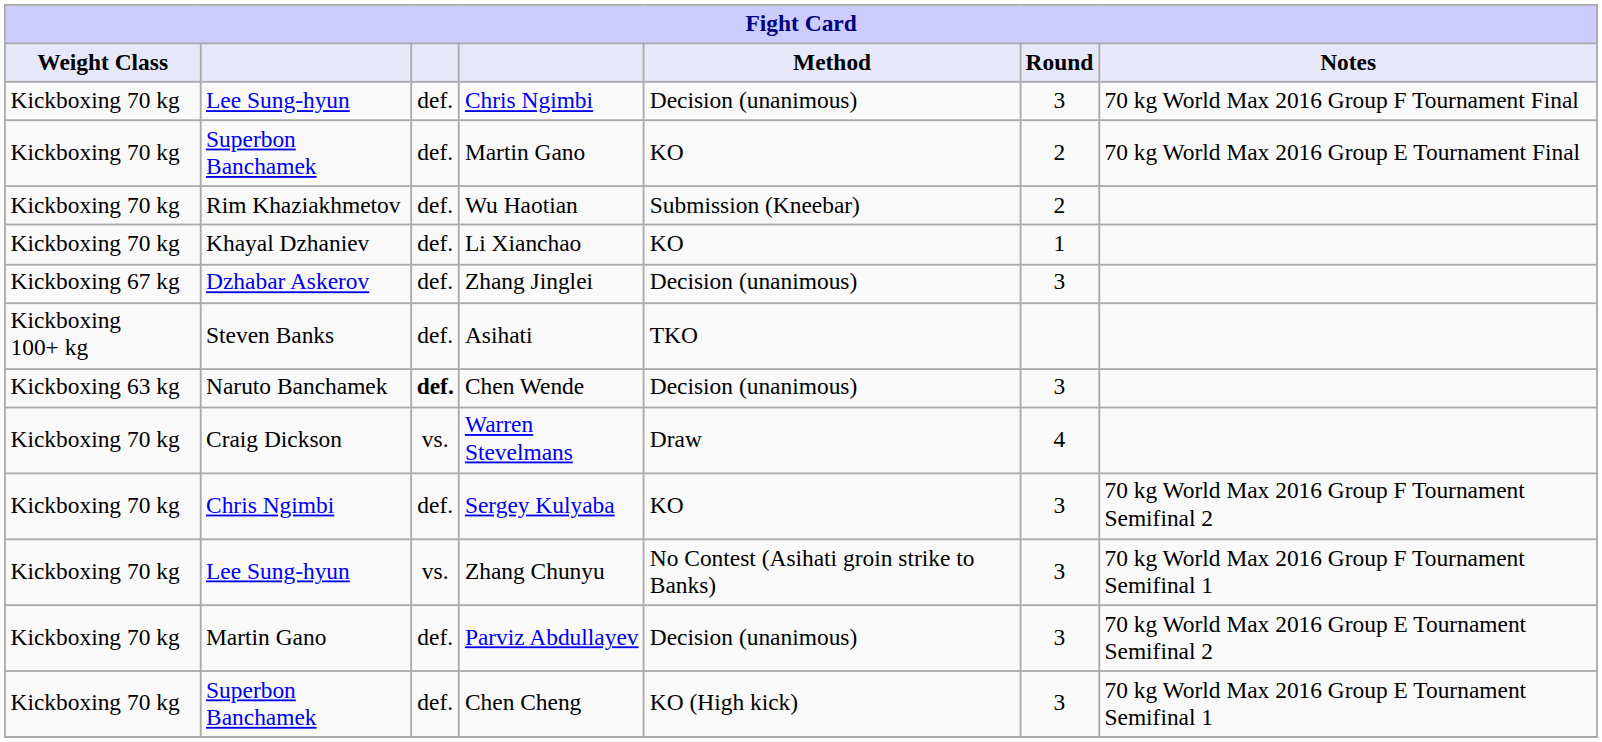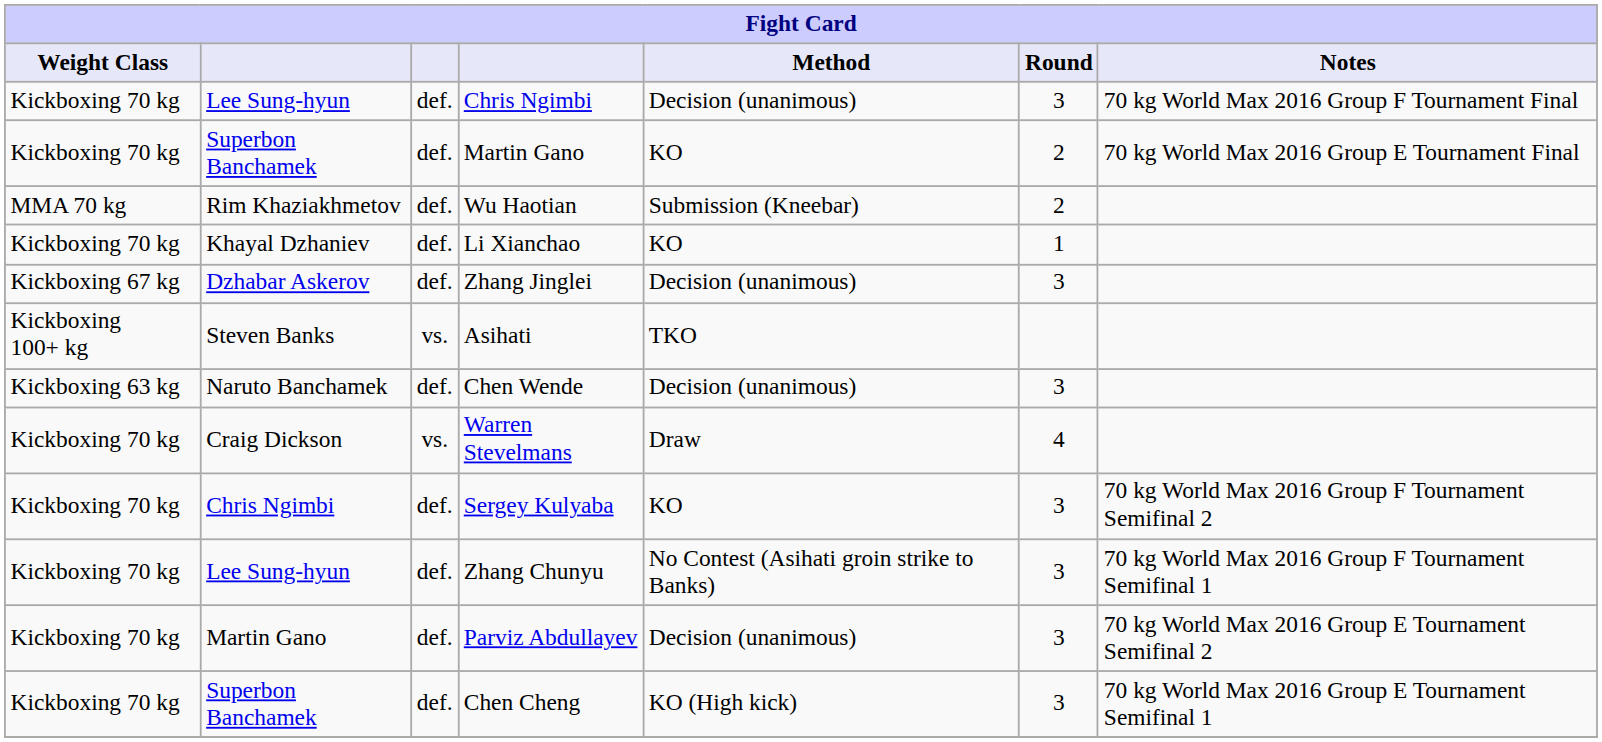(95, 205) Kickboxing 70 kg -> (68, 205) MMA 70 kg
(435, 334) def. -> (435, 334) vs.
(435, 387) bold -> (435, 387) normal
(435, 571) vs. -> (435, 571) def.
